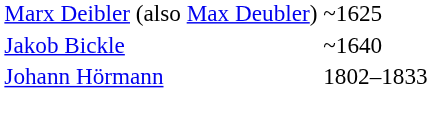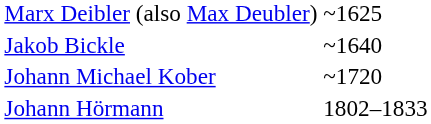+ row: (110, 76)
